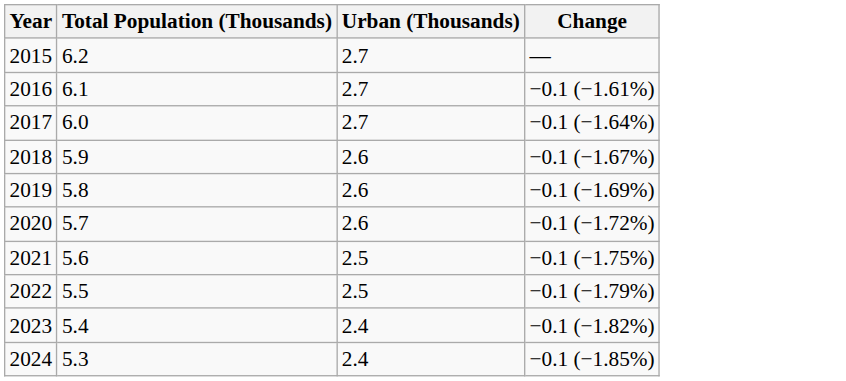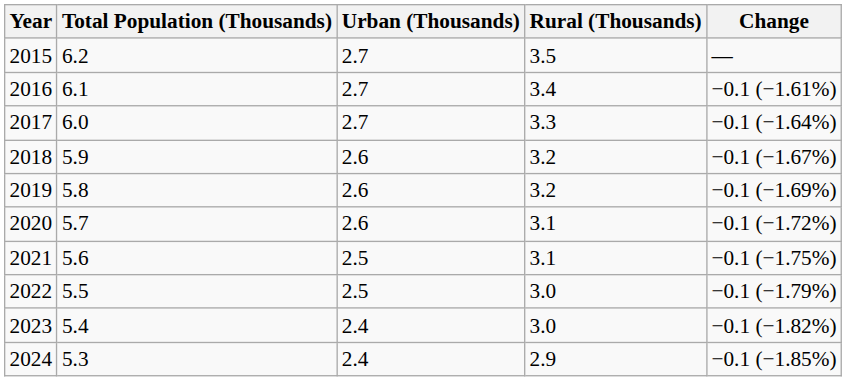+ column: (616, 21)
